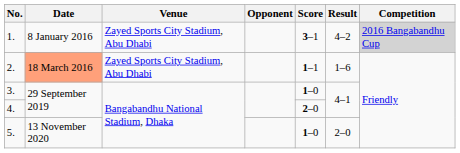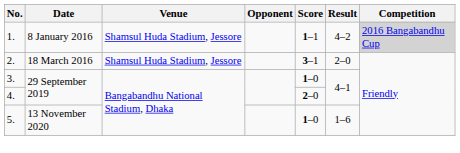(164, 37) Zayed Sports City Stadium, Abu Dhabi -> (173, 37) Shamsul Huda Stadium, Jessore
(310, 37) 3–1 -> (310, 37) 1–1
(60, 67) lightsalmon background -> (60, 61) no background
(164, 67) Zayed Sports City Stadium, Abu Dhabi -> (173, 61) Shamsul Huda Stadium, Jessore
(310, 67) 1–1 -> (310, 61) 3–1
(343, 67) 1–6 -> (343, 61) 2–0
(343, 133) 2–0 -> (343, 120) 1–6
